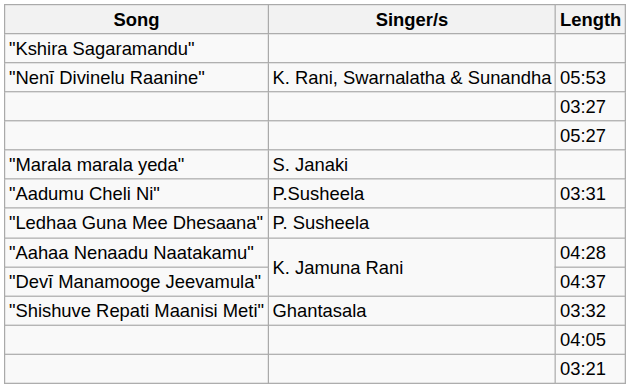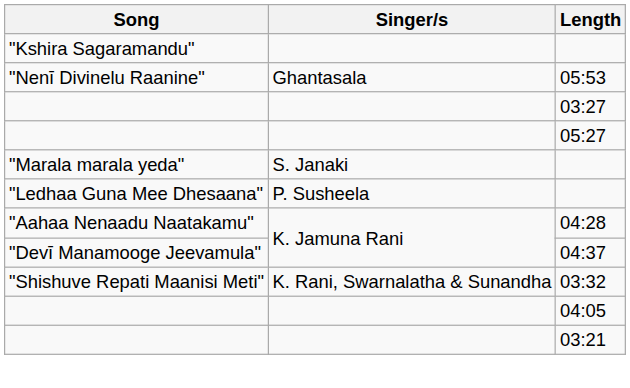(412, 78) K. Rani, Swarnalatha & Sunandha -> (320, 78) Ghantasala
- row: (84, 194)
(320, 311) Ghantasala -> (412, 281) K. Rani, Swarnalatha & Sunandha
